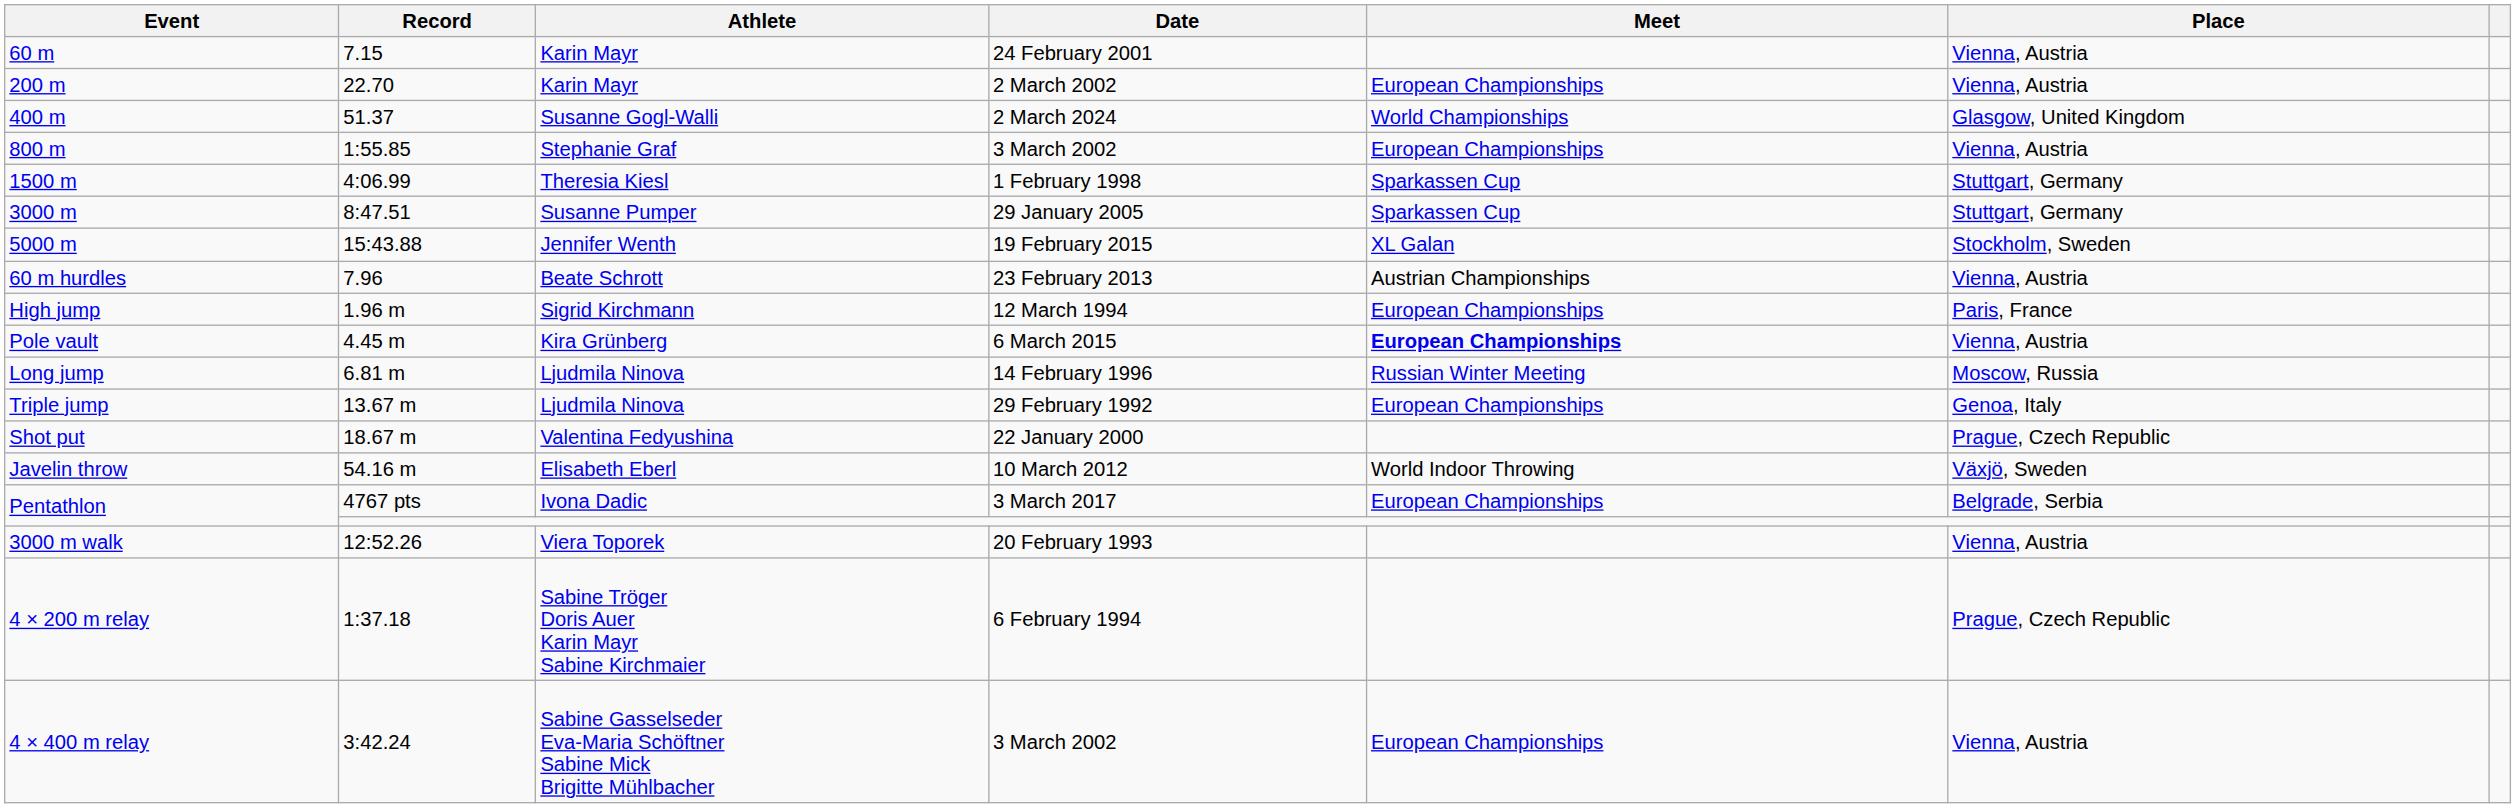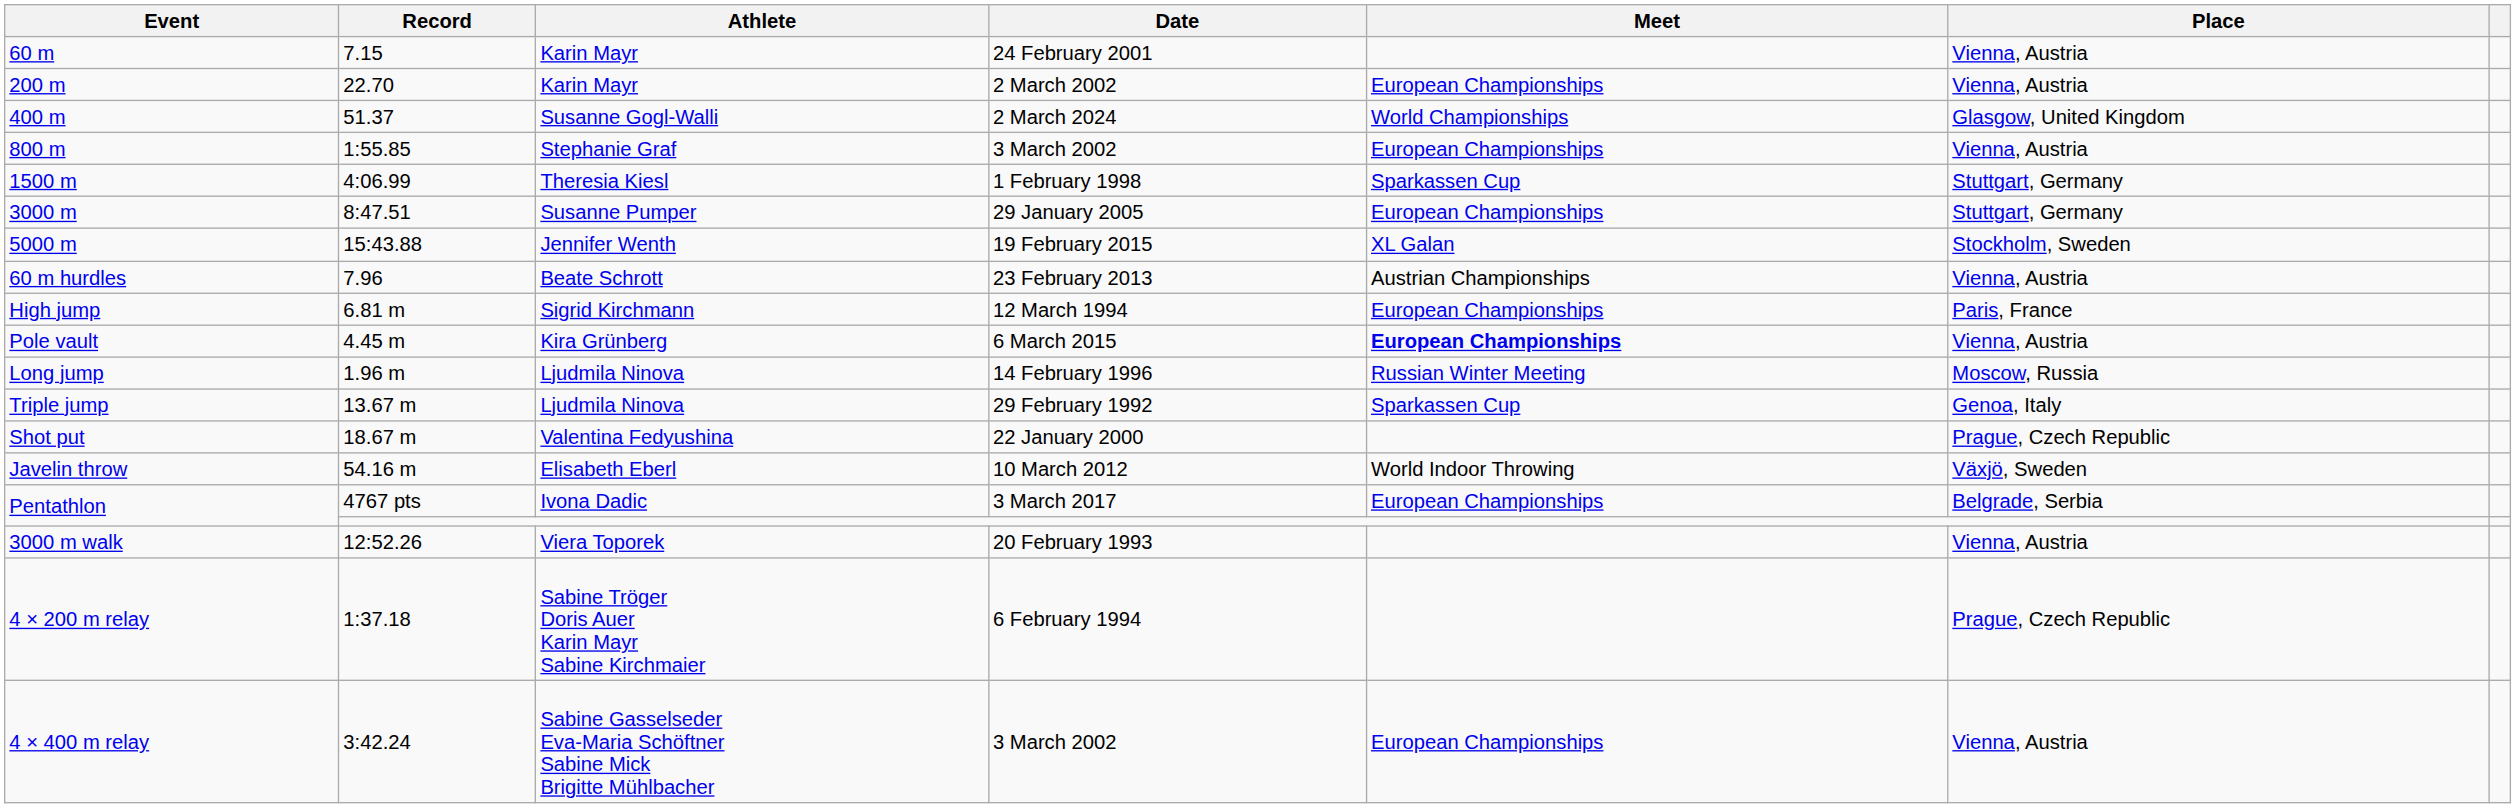(1446, 213) Sparkassen Cup -> (1487, 213) European Championships
(374, 309) 1.96 m -> (374, 309) 6.81 m
(374, 373) 6.81 m -> (374, 373) 1.96 m
(1487, 405) European Championships -> (1446, 405) Sparkassen Cup
